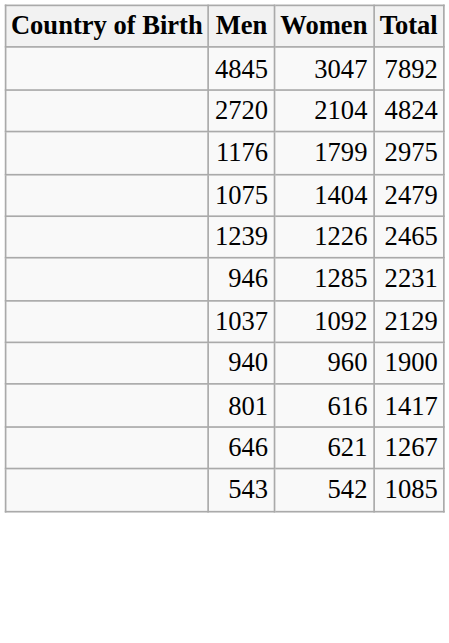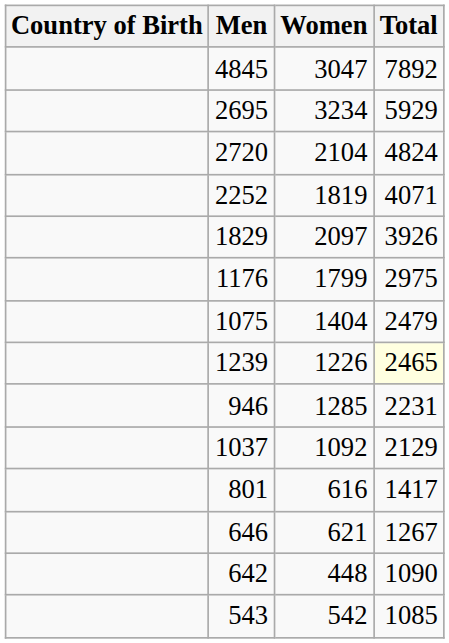+ row: (242, 110)
+ row: (242, 194)
+ row: (242, 236)
(411, 236) no background -> (411, 363) lightyellow background
- row: (248, 363)
+ row: (248, 573)
